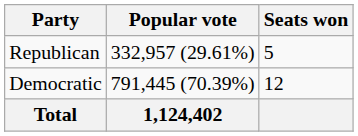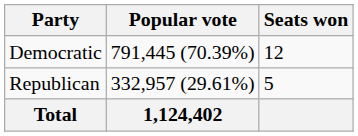rows swapped: (55, 83) <-> (54, 51)
